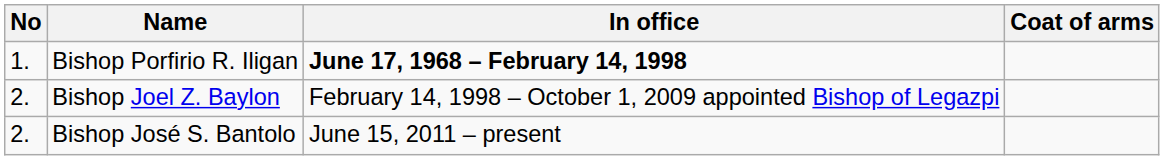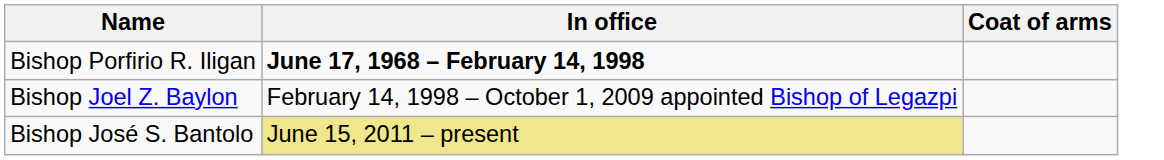- column: (26, 23)
(435, 135) no background -> (393, 135) khaki background
